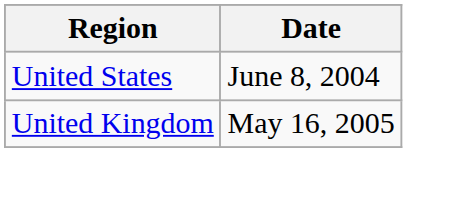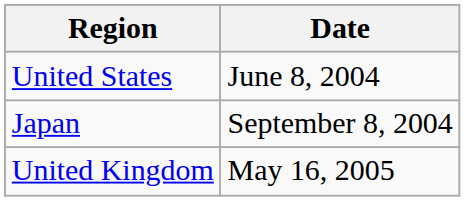+ row: (46, 123)
